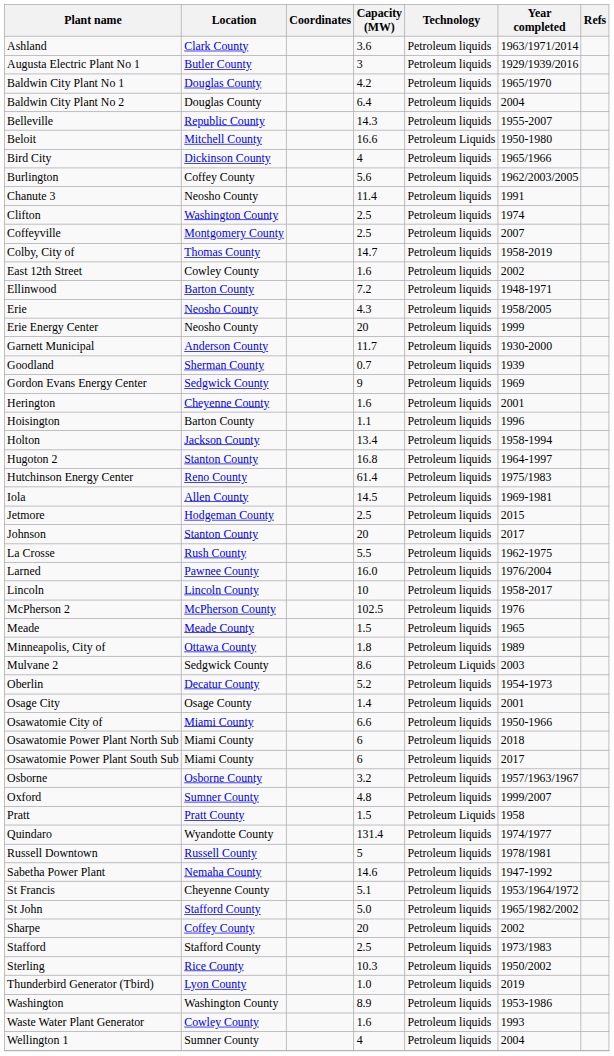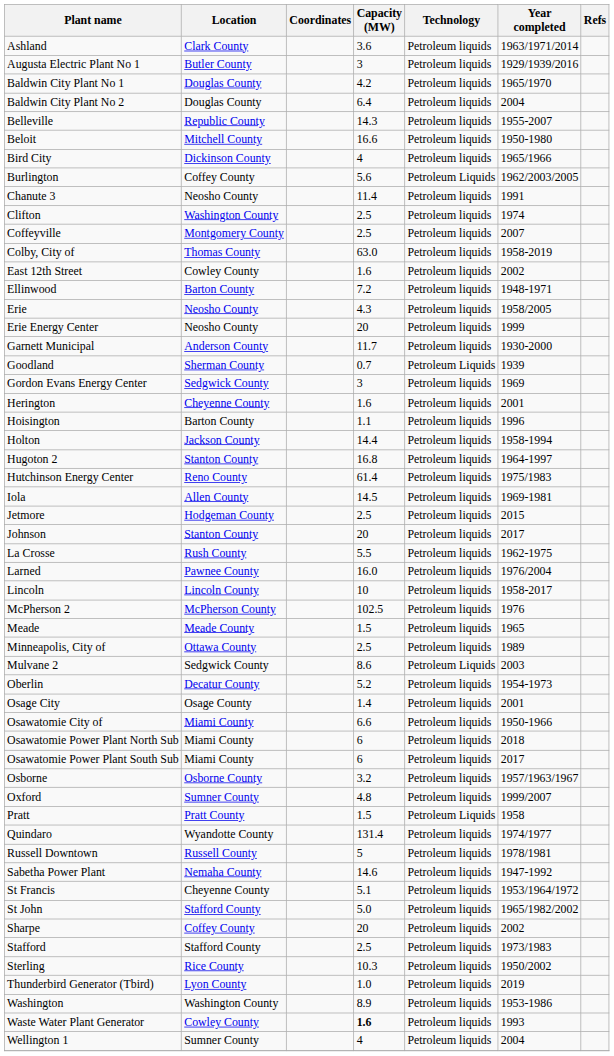(451, 139) Petroleum Liquids -> (449, 139) Petroleum liquids
(449, 177) Petroleum liquids -> (451, 177) Petroleum Liquids
(367, 252) 14.7 -> (367, 252) 63.0
(449, 365) Petroleum liquids -> (451, 365) Petroleum Liquids
(360, 383) 9 -> (360, 383) 3
(367, 440) 13.4 -> (367, 440) 14.4
(364, 646) 1.8 -> (364, 646) 2.5
(364, 1022) normal -> (364, 1022) bold
